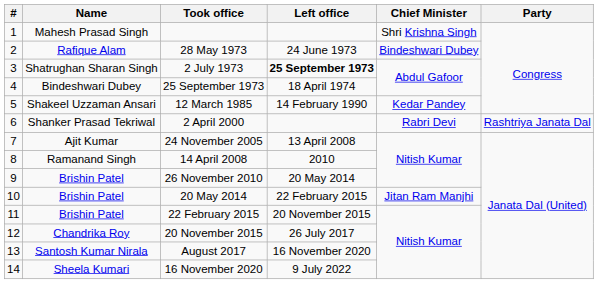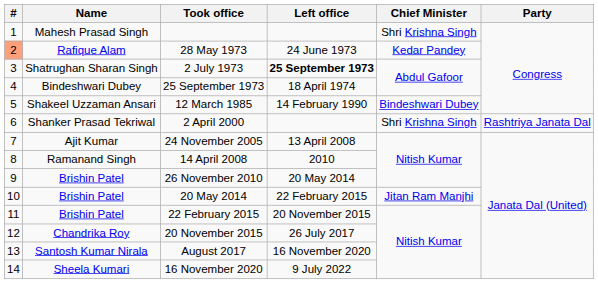(13, 50) no background -> (13, 50) lightsalmon background
(429, 50) Bindeshwari Dubey -> (429, 50) Kedar Pandey
(429, 104) Kedar Pandey -> (429, 104) Bindeshwari Dubey
(429, 123) Rabri Devi -> (429, 123) Shri Krishna Singh
